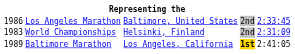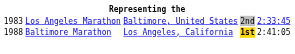(13, 21) 1986 -> (13, 21) 1983
- row: (71, 33)
(13, 44) 1989 -> (13, 33) 1988
